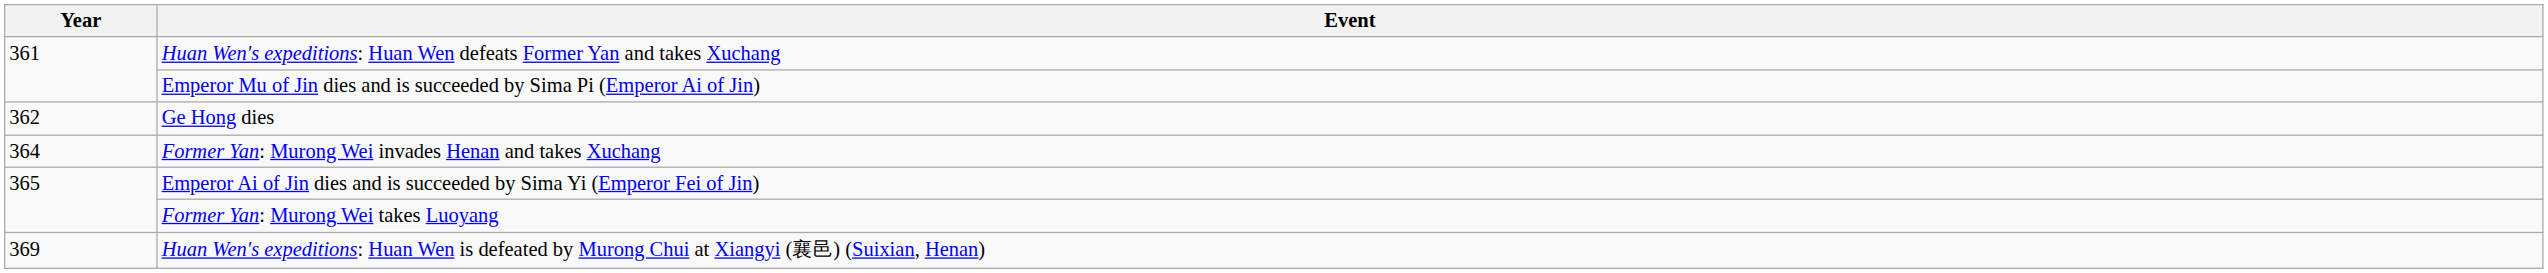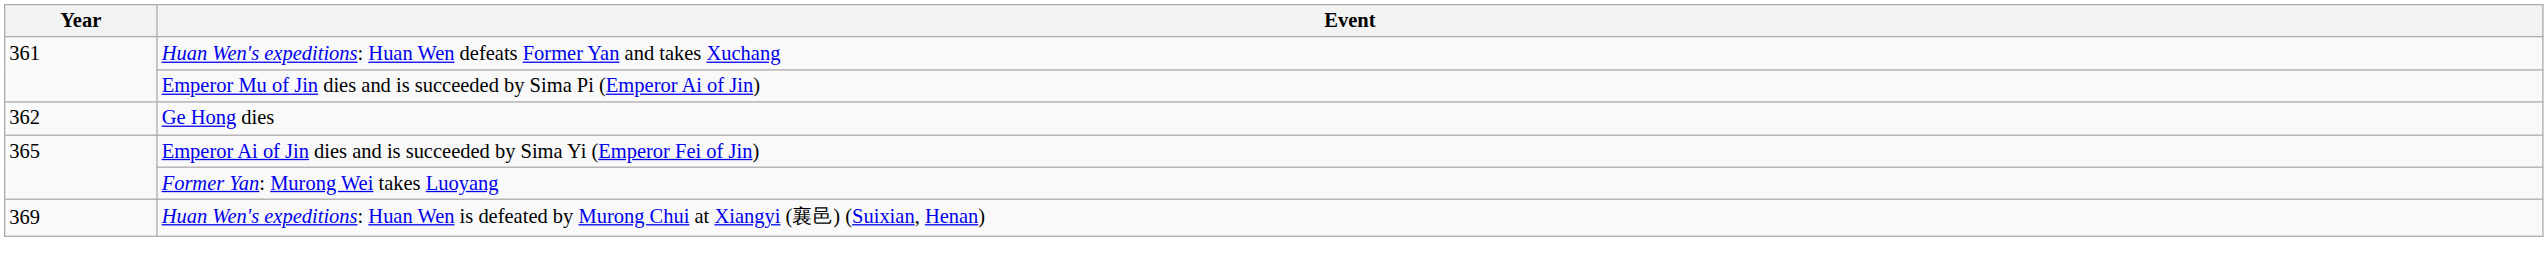- row: (411, 150)
